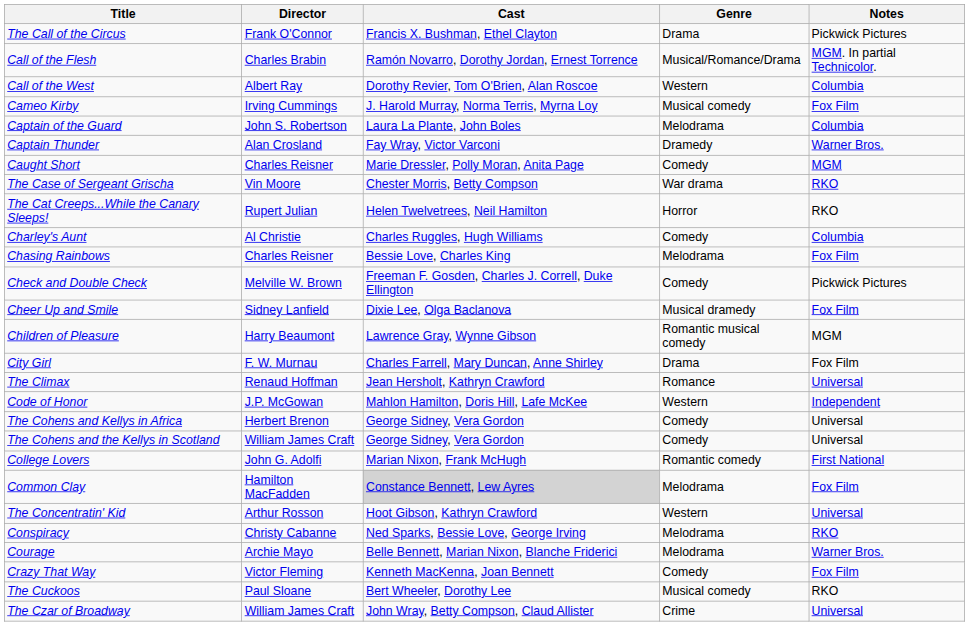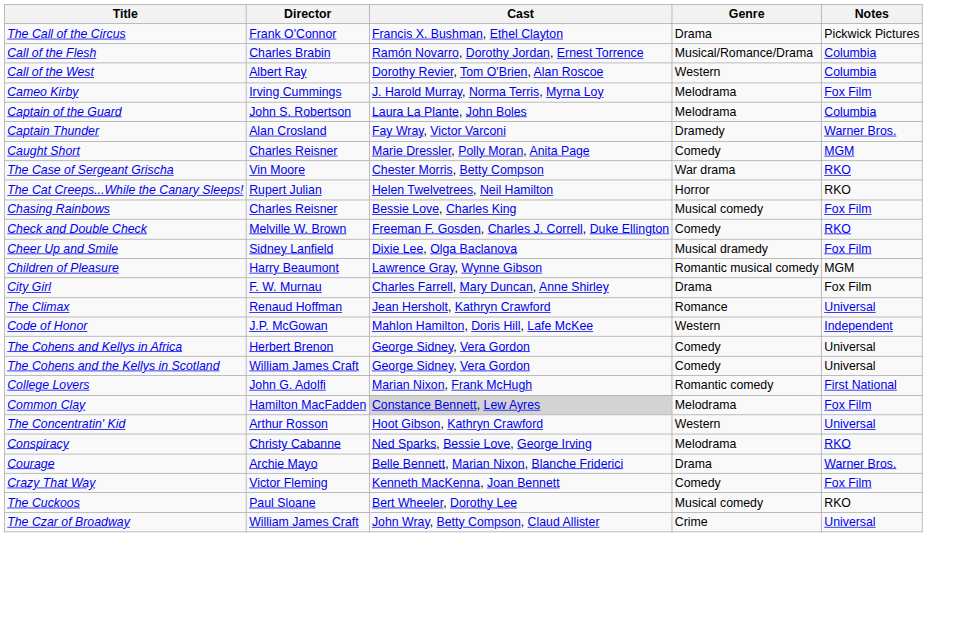(854, 60) MGM. In partial Technicolor. -> (850, 53) Columbia
(706, 106) Musical comedy -> (706, 92) Melodrama
- row: (47, 237)
(693, 256) Melodrama -> (719, 209) Musical comedy
(859, 283) Pickwick Pictures -> (838, 229) RKO
(693, 552) Melodrama -> (693, 463) Drama
